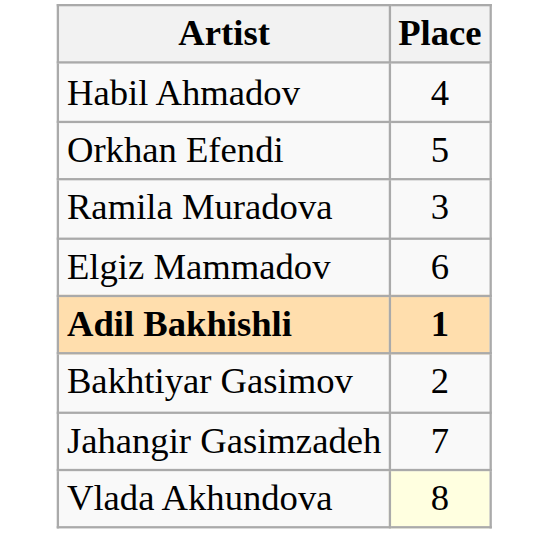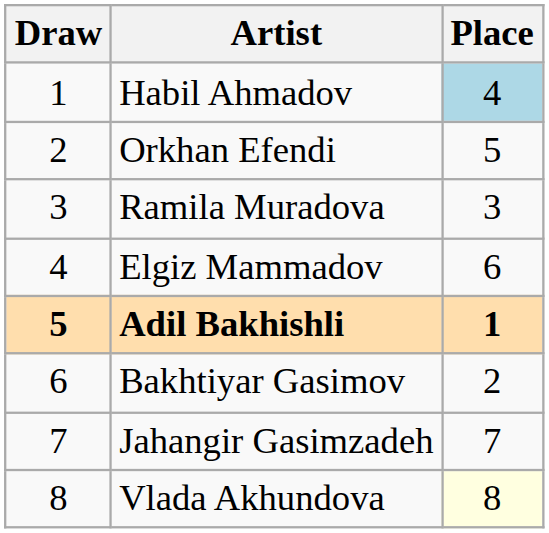+ column: (58, 33)
(440, 91) no background -> (492, 91) lightblue background
